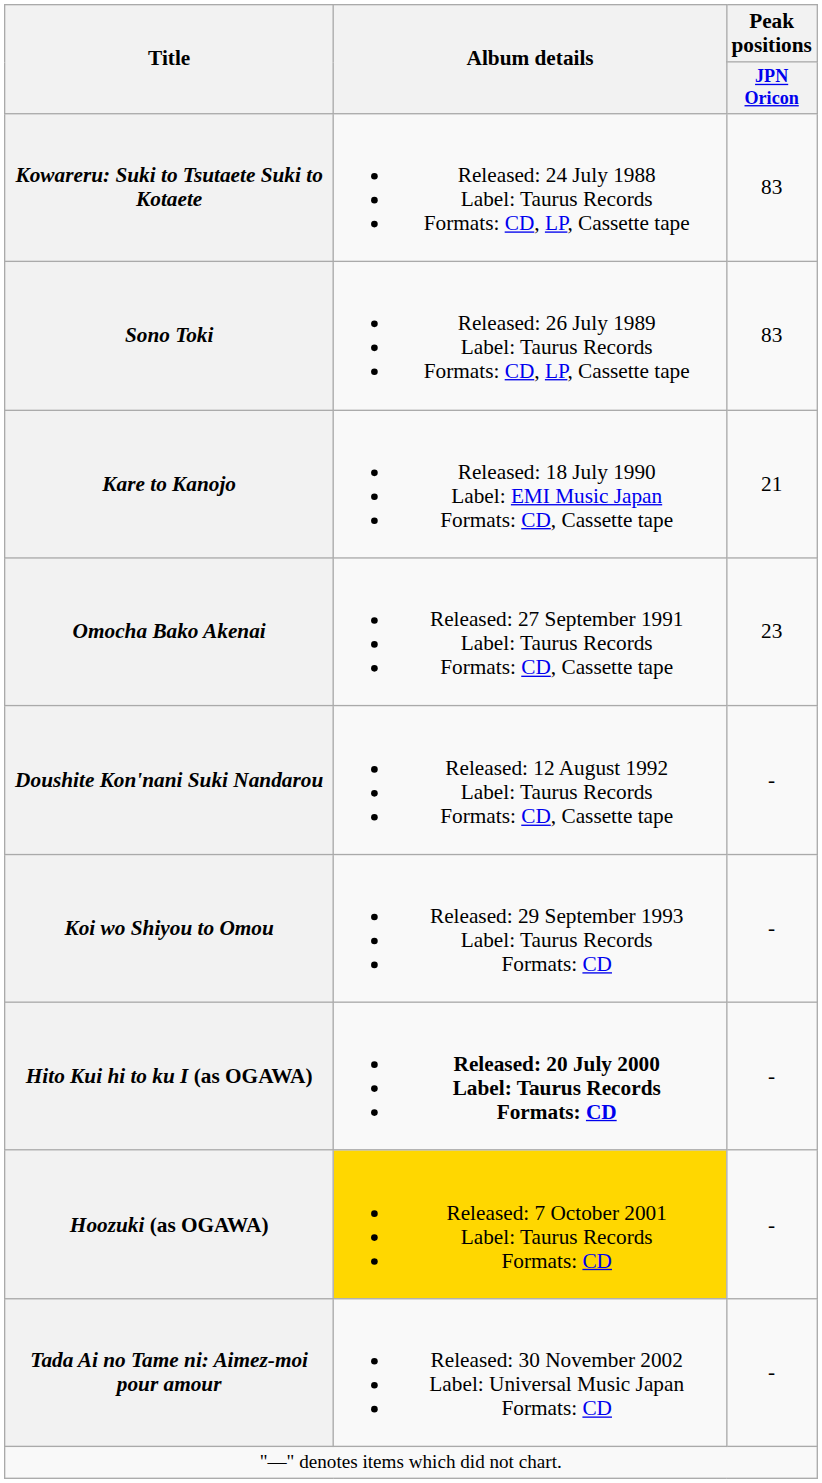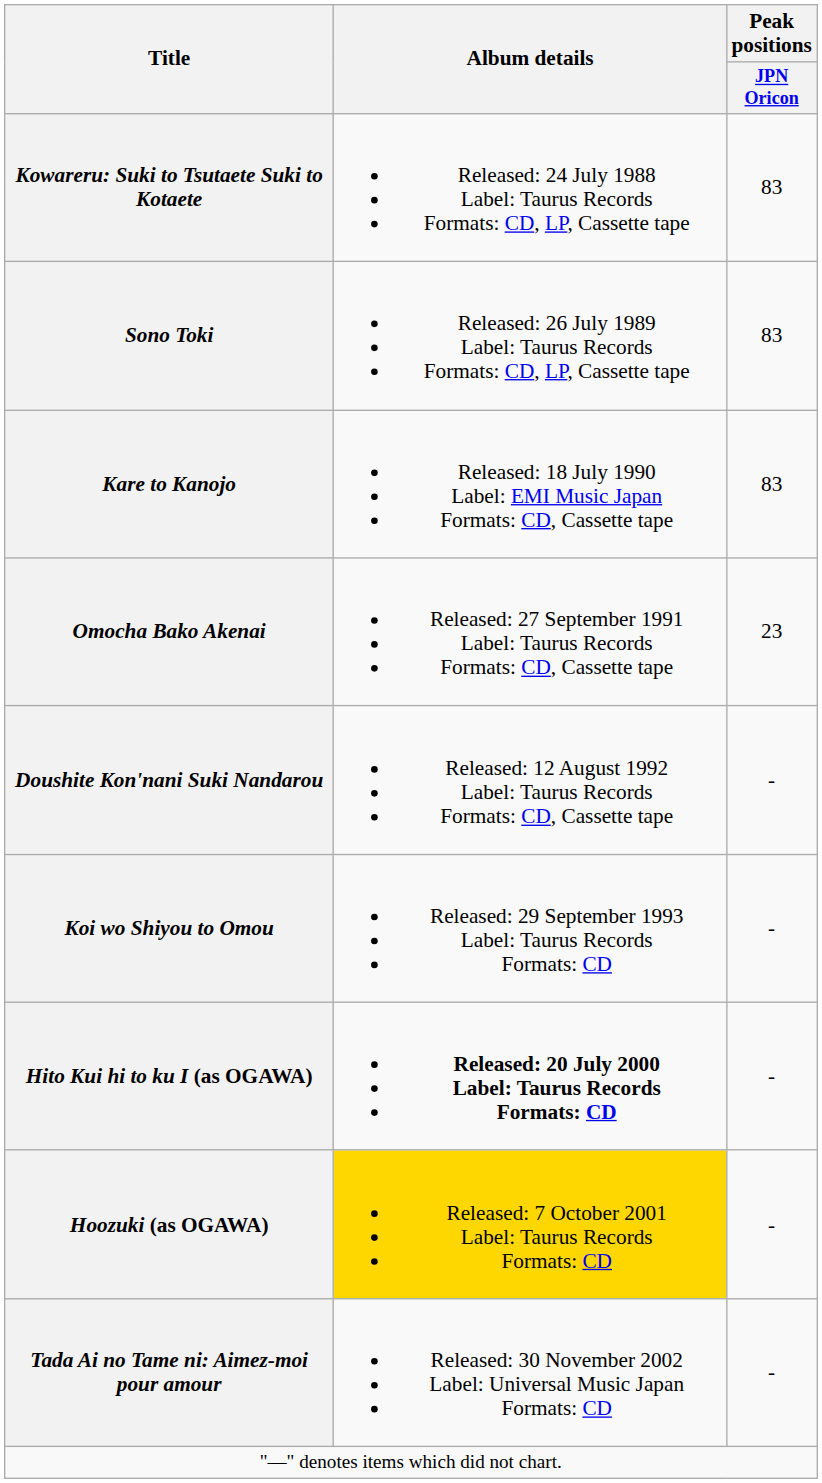(772, 483) 21 -> (772, 483) 83
